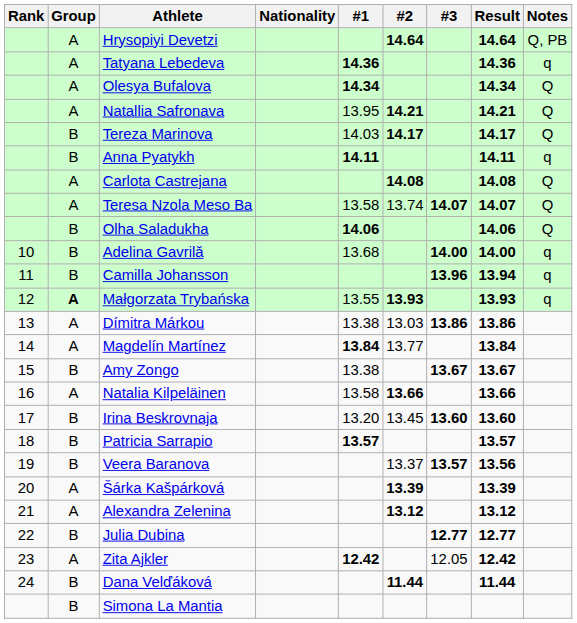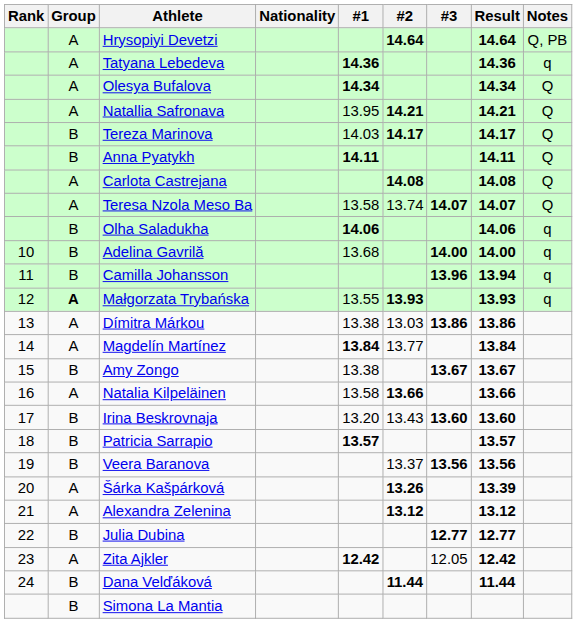(547, 157) q -> (547, 157) Q
(547, 228) Q -> (547, 228) q
(405, 417) 13.45 -> (405, 417) 13.43
(449, 464) 13.57 -> (449, 464) 13.56
(405, 488) 13.39 -> (405, 488) 13.26
